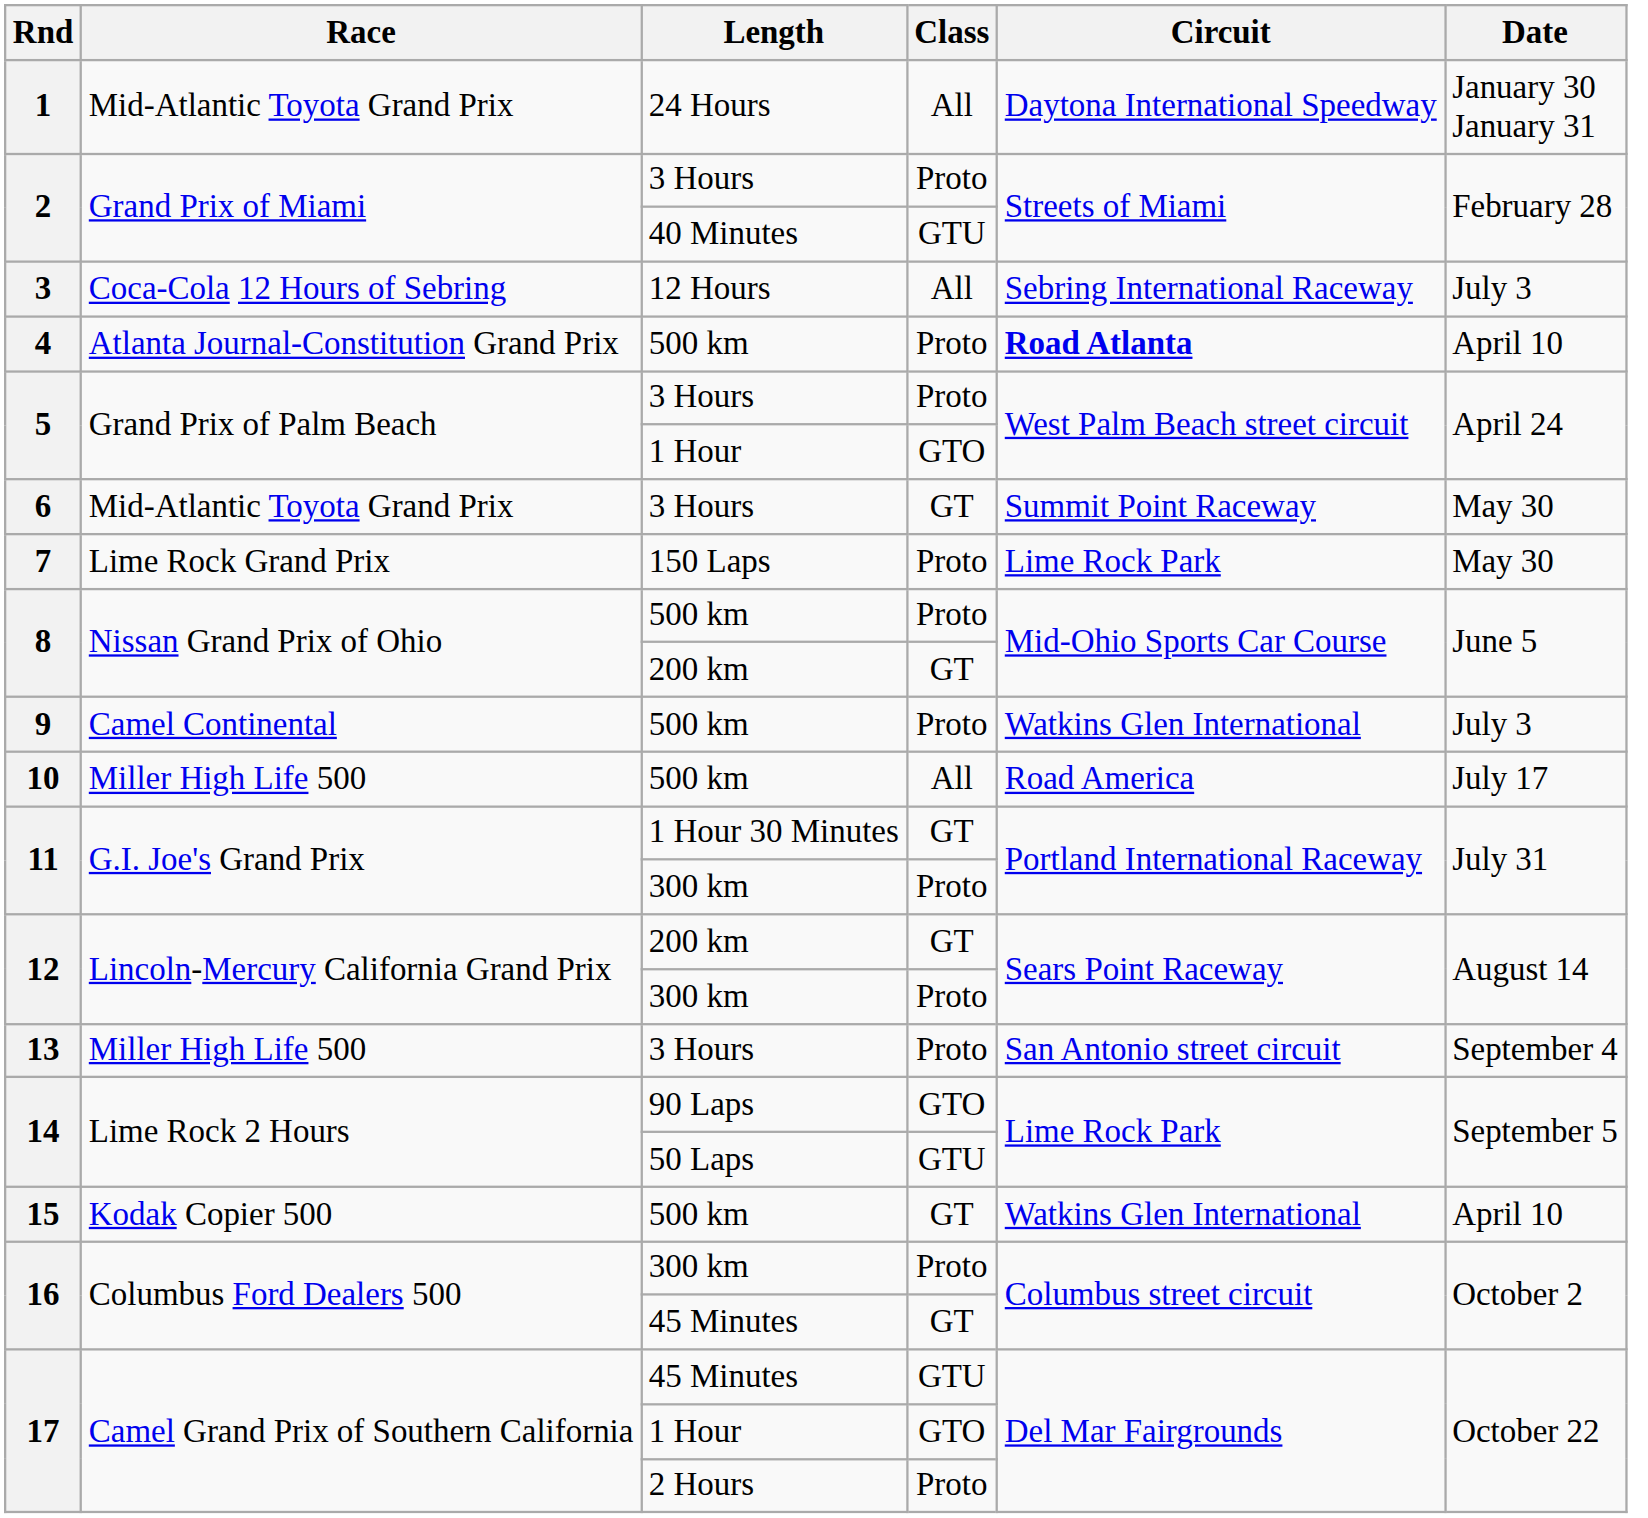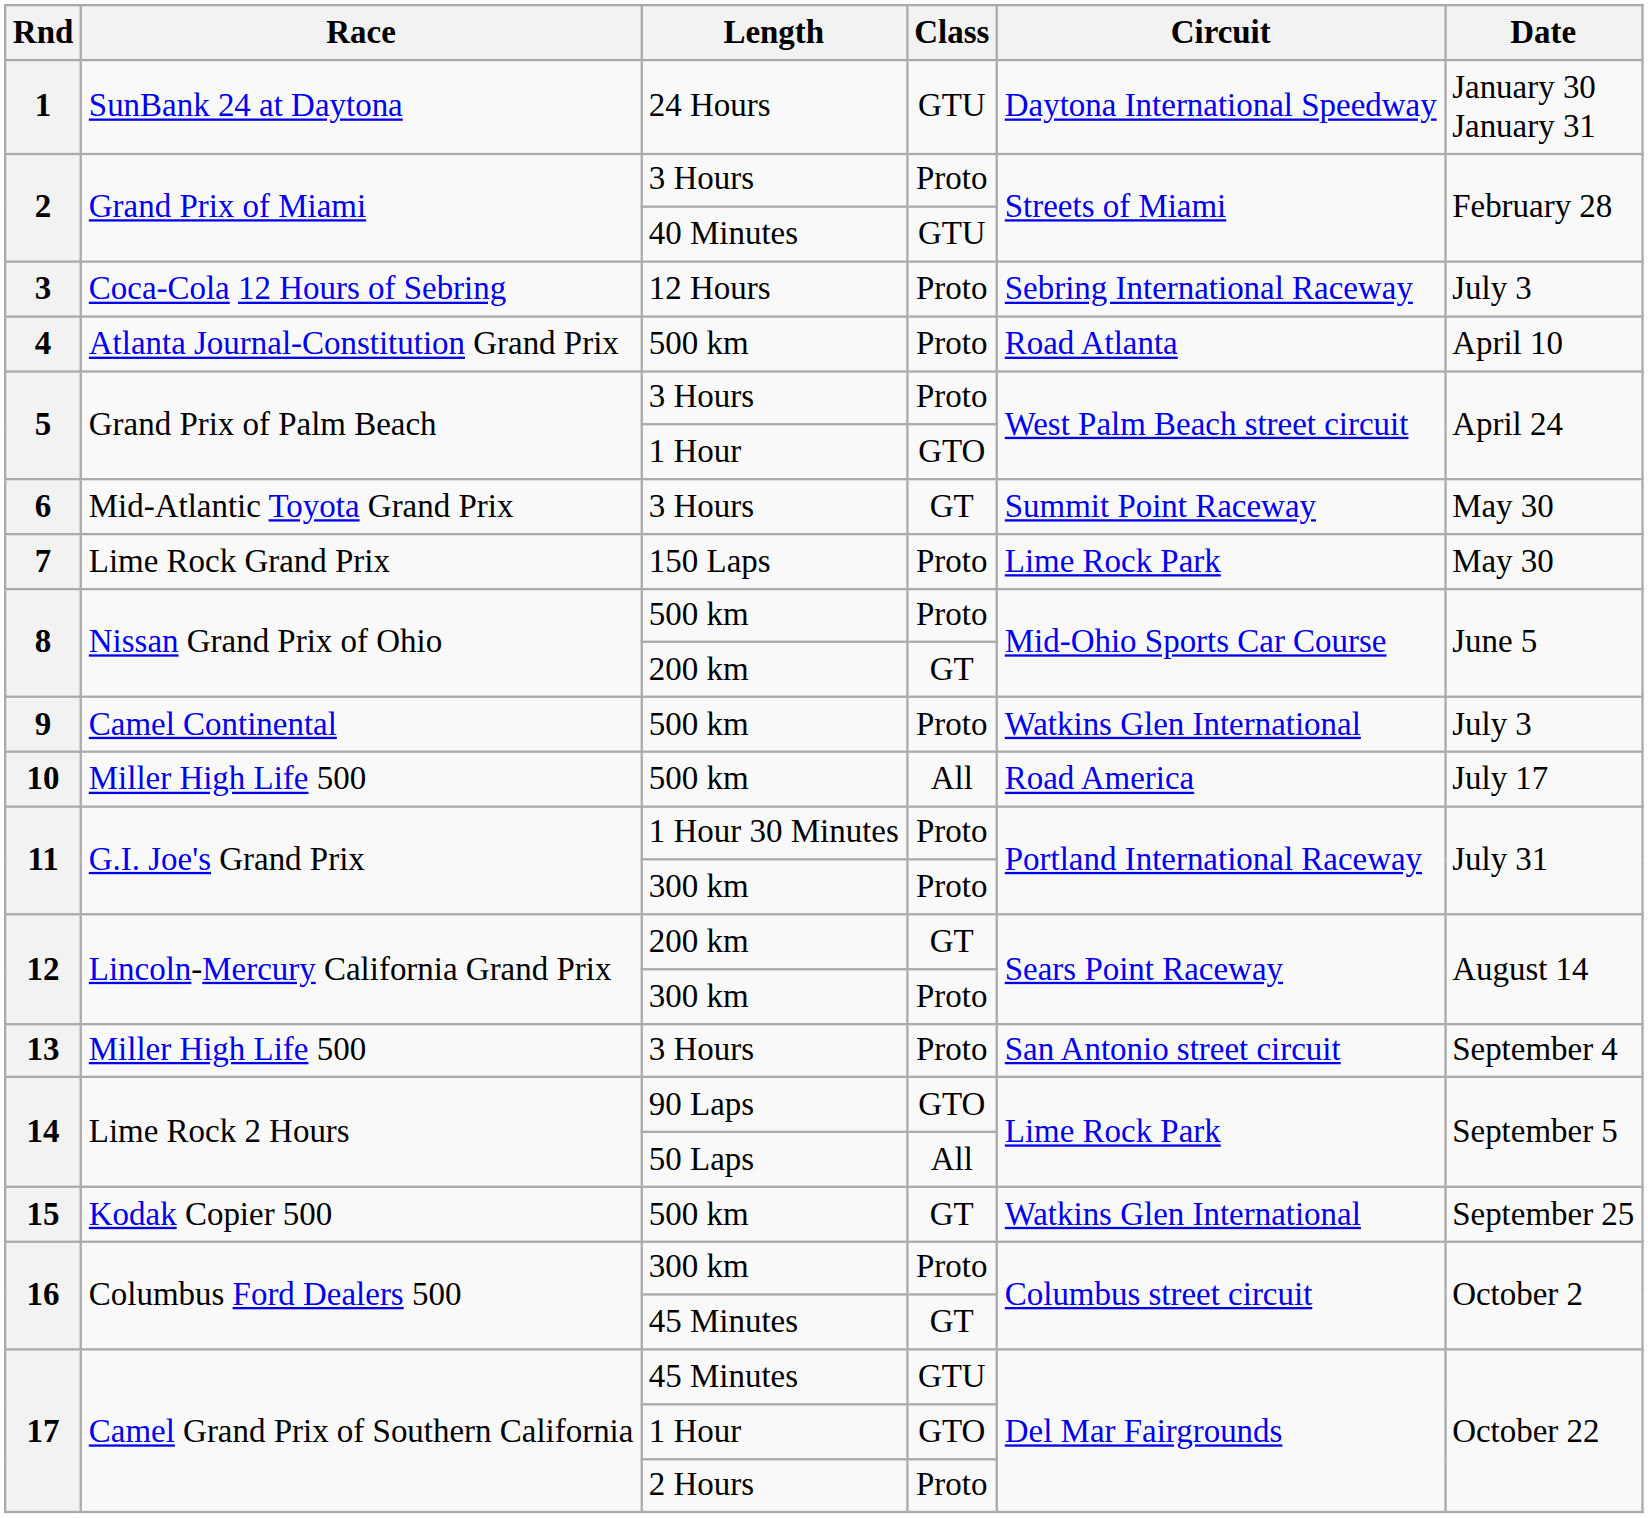(301, 105) Mid-Atlantic Toyota Grand Prix -> (246, 105) SunBank 24 at Daytona
(952, 105) All -> (952, 105) GTU
(952, 288) All -> (952, 288) Proto
(1099, 342) bold -> (1091, 342) normal
(952, 832) GT -> (952, 832) Proto
(952, 1158) GTU -> (952, 1158) All
(1508, 1213) April 10 -> (1543, 1213) September 25
